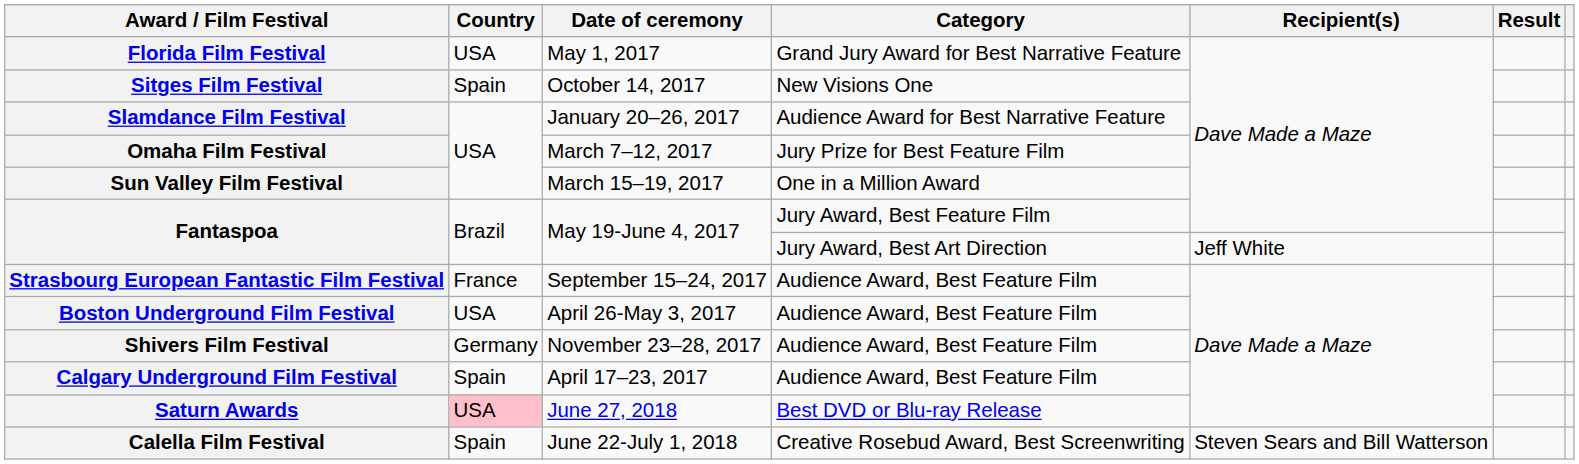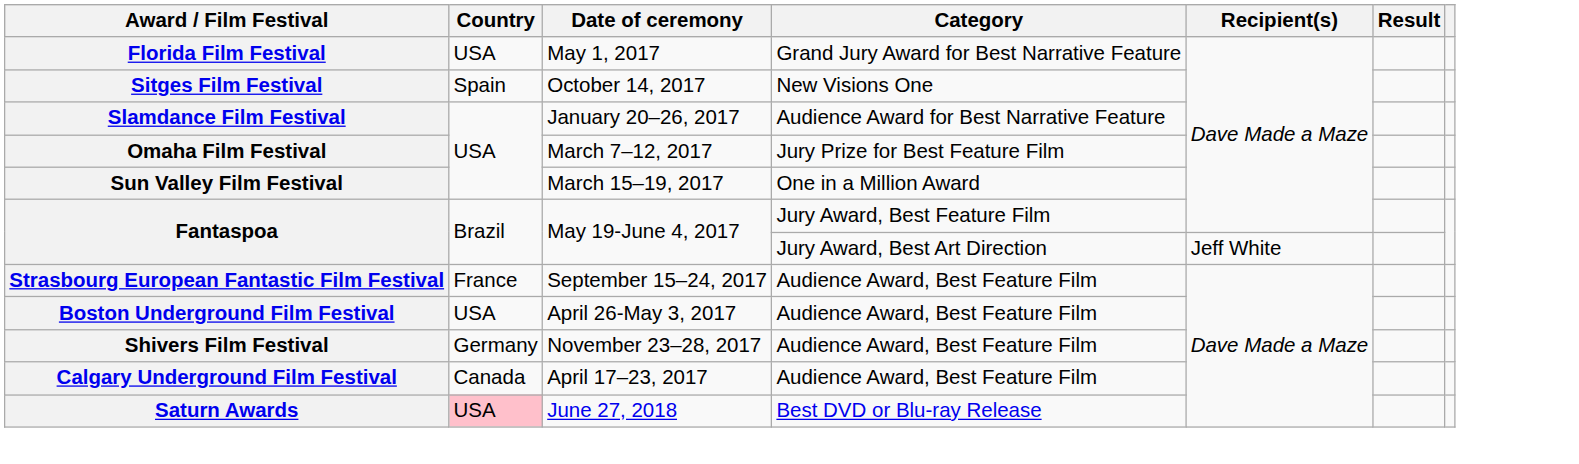(480, 378) Spain -> (489, 378) Canada
- row: (227, 442)
